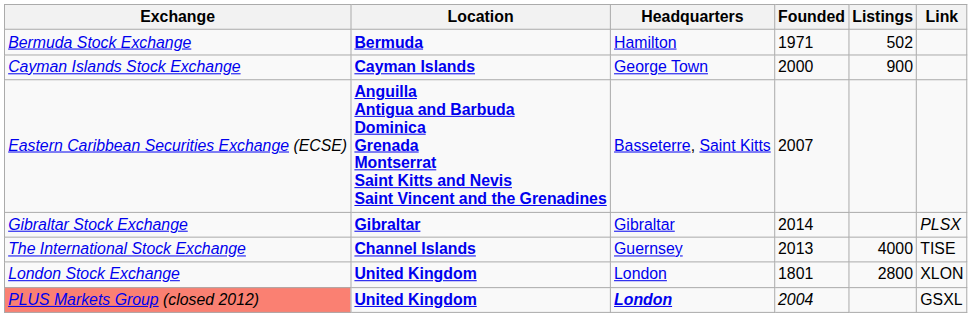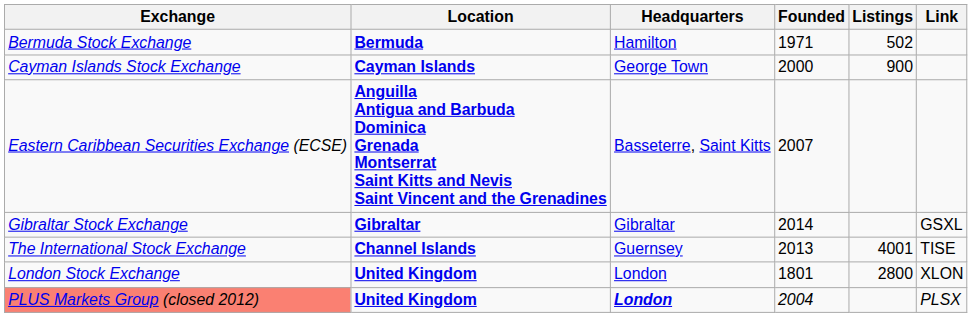(941, 224) PLSX -> (941, 224) GSXL
(895, 249) 4000 -> (895, 249) 4001
(941, 299) GSXL -> (941, 299) PLSX
